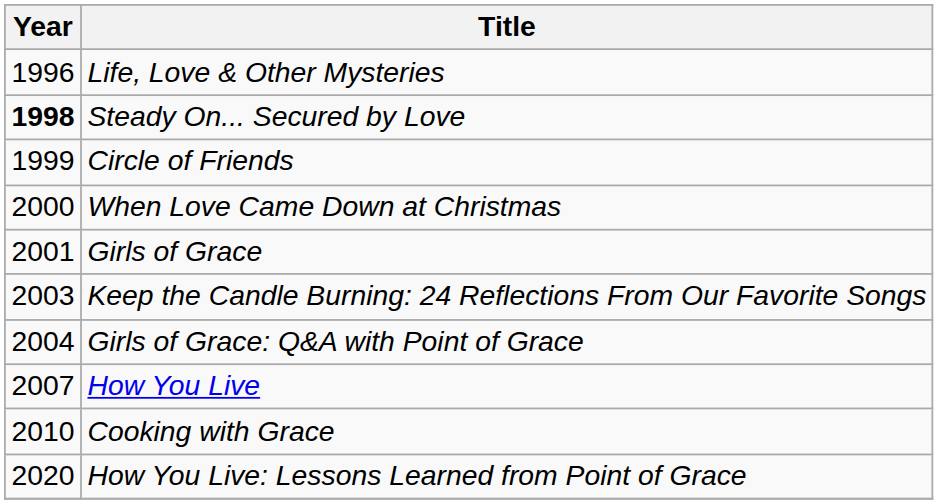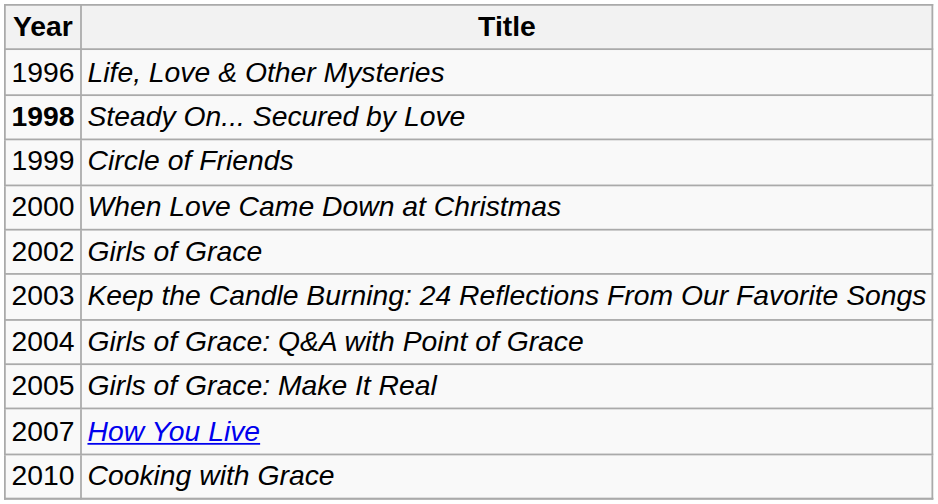(43, 251) 2001 -> (43, 251) 2002
+ row: (262, 386)
- row: (417, 476)
